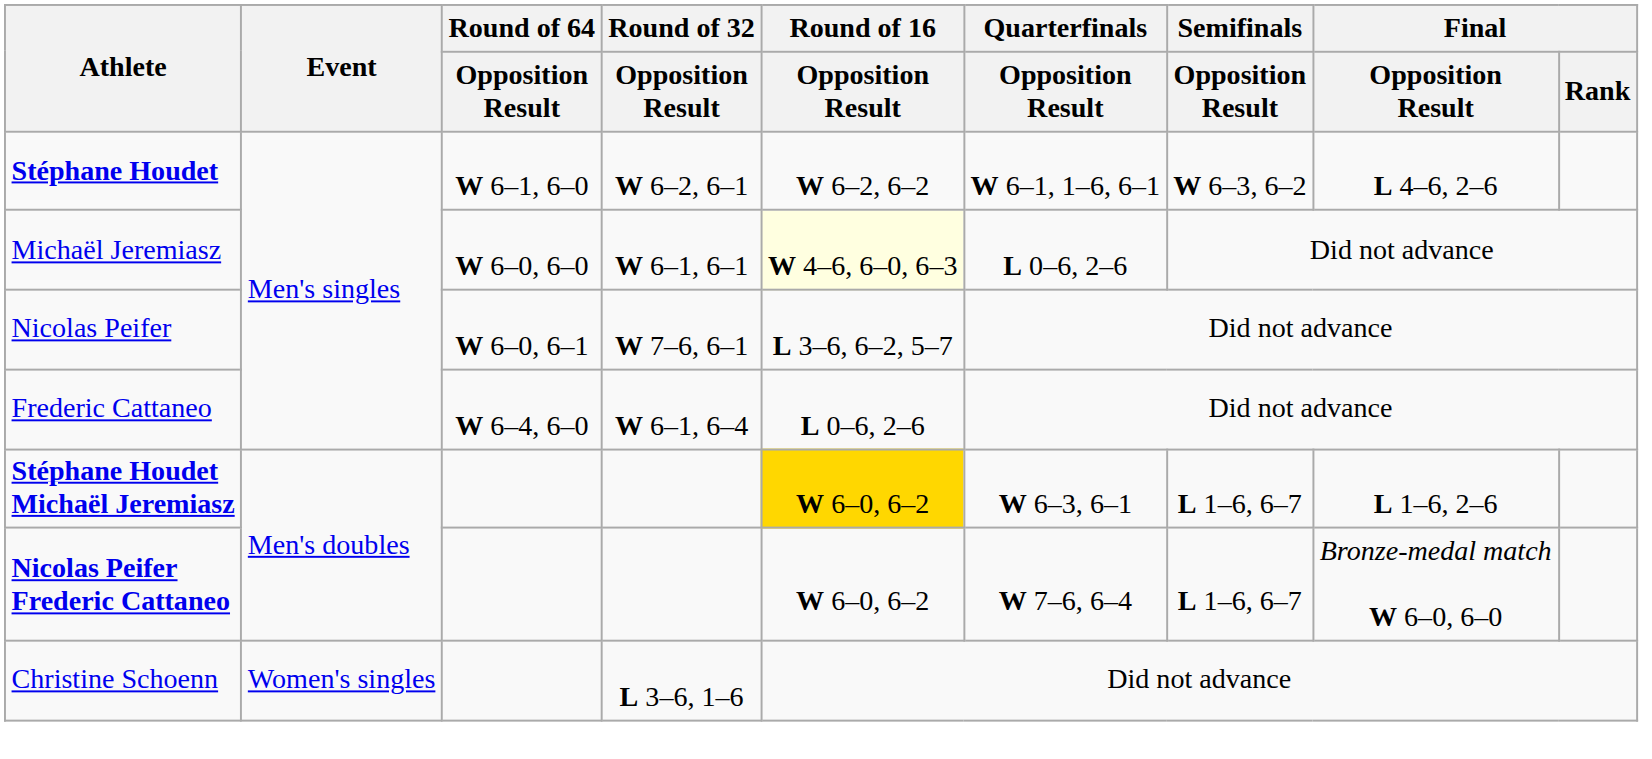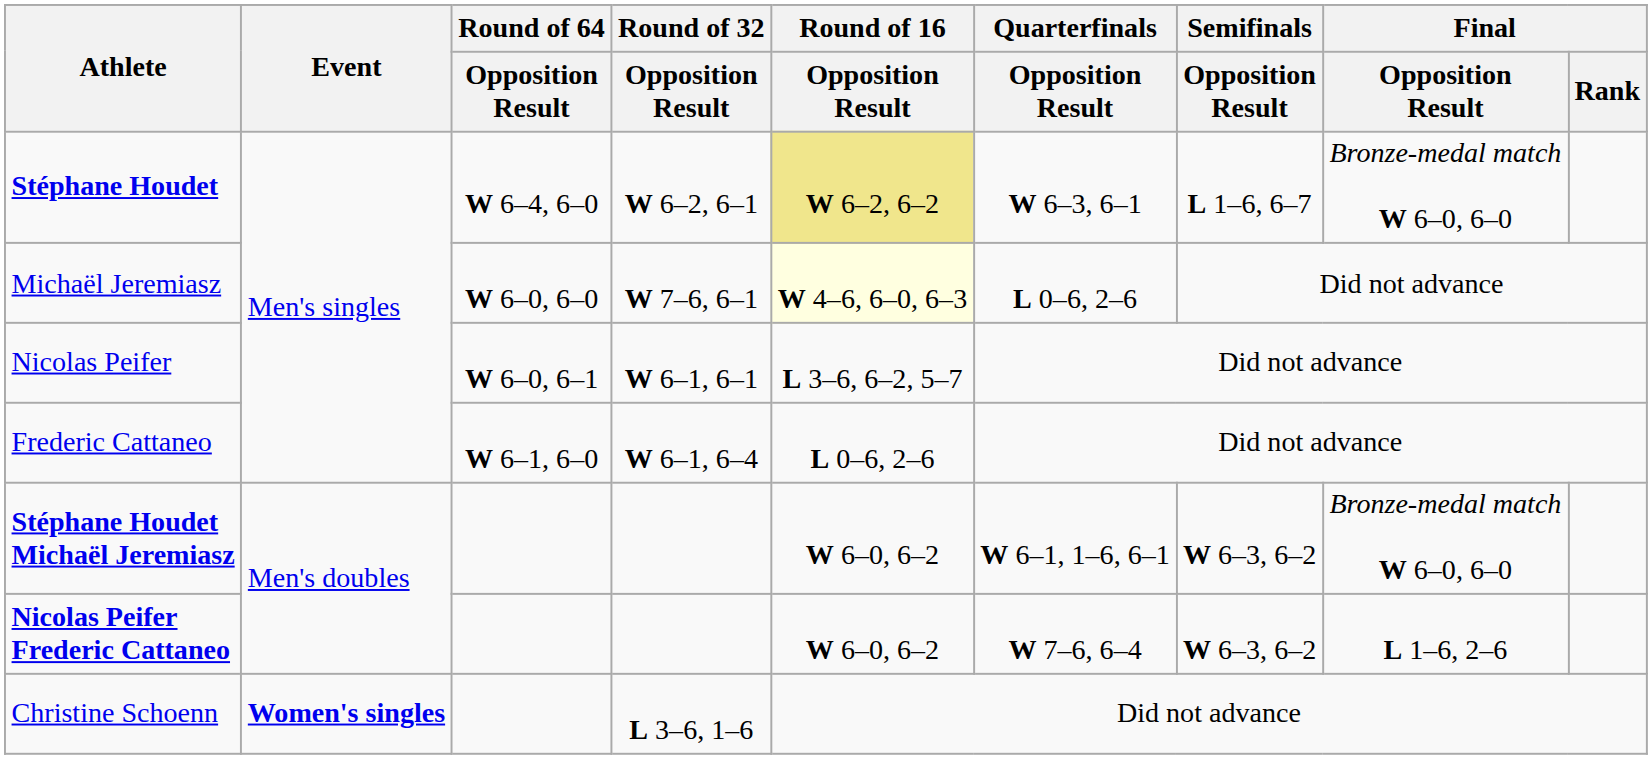(522, 186) W 6–1, 6–0 -> (532, 203) W 6–4, 6–0
(863, 186) no background -> (872, 203) khaki background
(1065, 186) W 6–1, 1–6, 6–1 -> (1075, 203) W 6–3, 6–1
(1240, 186) W 6–3, 6–2 -> (1250, 203) L 1–6, 6–7
(1436, 186) L 4–6, 2–6 -> (1445, 186) Bronze-medal match W 6–0, 6–0
(682, 266) W 6–1, 6–1 -> (691, 299) W 7–6, 6–1
(682, 345) W 7–6, 6–1 -> (691, 379) W 6–1, 6–1
(522, 425) W 6–4, 6–0 -> (532, 458) W 6–1, 6–0
(863, 504) gold background -> (872, 554) no background
(1065, 504) W 6–3, 6–1 -> (1075, 554) W 6–1, 1–6, 6–1
(1240, 504) L 1–6, 6–7 -> (1250, 554) W 6–3, 6–2
(1436, 504) L 1–6, 2–6 -> (1445, 537) Bronze-medal match W 6–0, 6–0
(1240, 600) L 1–6, 6–7 -> (1250, 650) W 6–3, 6–2
(1436, 584) Bronze-medal match W 6–0, 6–0 -> (1445, 650) L 1–6, 2–6
(342, 680) normal -> (346, 713) bold
